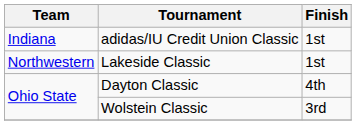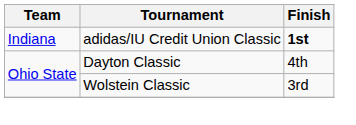(315, 39) normal -> (298, 39) bold
- row: (156, 62)
